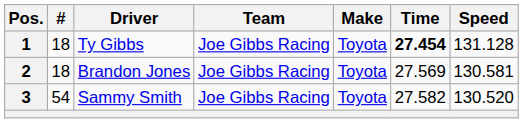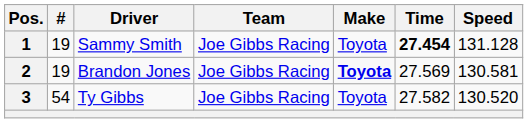(61, 44) 18 -> (61, 44) 19
(111, 44) Ty Gibbs -> (130, 44) Sammy Smith
(61, 71) 18 -> (61, 71) 19
(362, 71) normal -> (364, 71) bold
(130, 97) Sammy Smith -> (111, 97) Ty Gibbs
